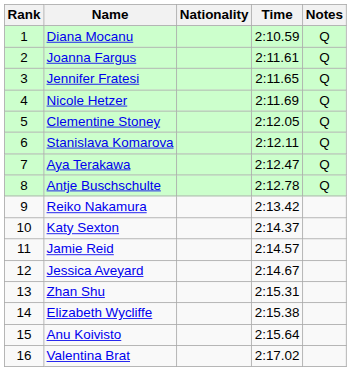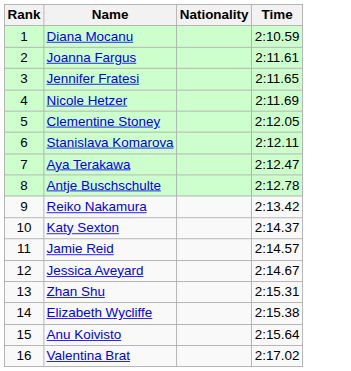- column: (324, 15)
